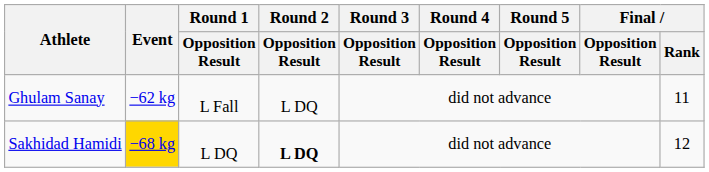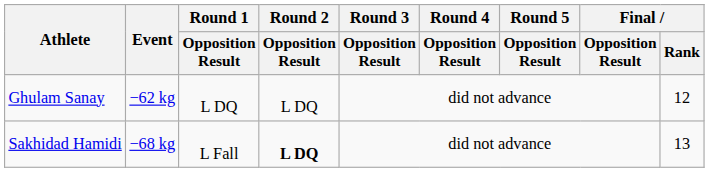(219, 107) L Fall -> (219, 107) L DQ
(682, 98) 11 -> (682, 98) 12
(152, 144) gold background -> (152, 144) no background
(219, 153) L DQ -> (219, 153) L Fall
(682, 144) 12 -> (682, 144) 13
